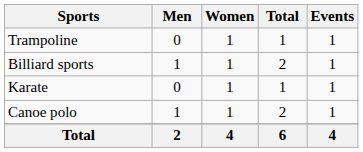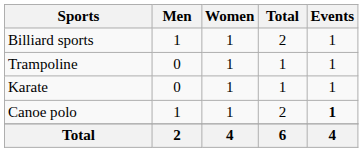rows swapped: (43, 40) <-> (51, 64)
(332, 111) normal -> (332, 111) bold
